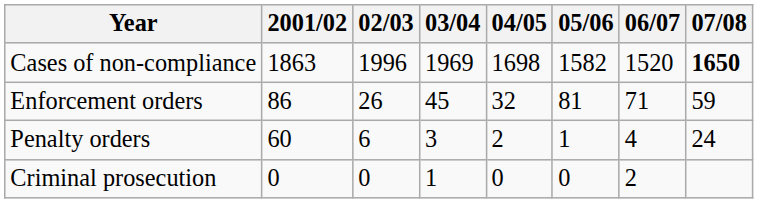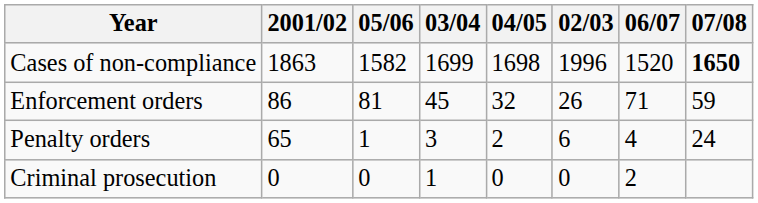columns swapped: (386, 23) <-> (586, 23)
(449, 62) 1969 -> (449, 62) 1699
(280, 139) 60 -> (280, 139) 65
